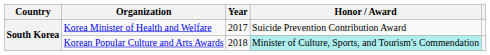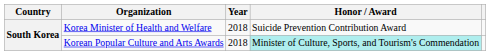(238, 27) 2017 -> (238, 27) 2018
